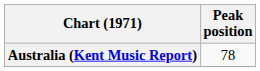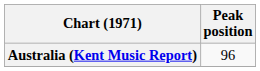(228, 54) 78 -> (228, 54) 96
